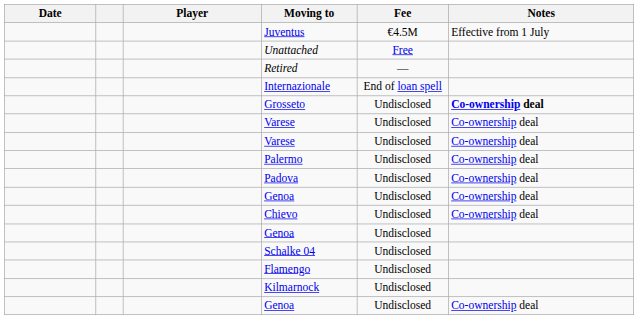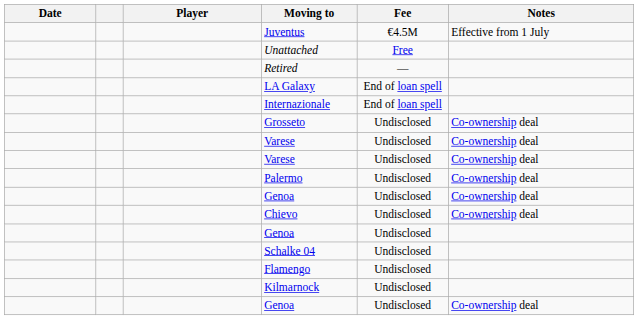+ row: (50, 87)
(497, 104) bold -> (495, 123) normal
- row: (50, 178)
